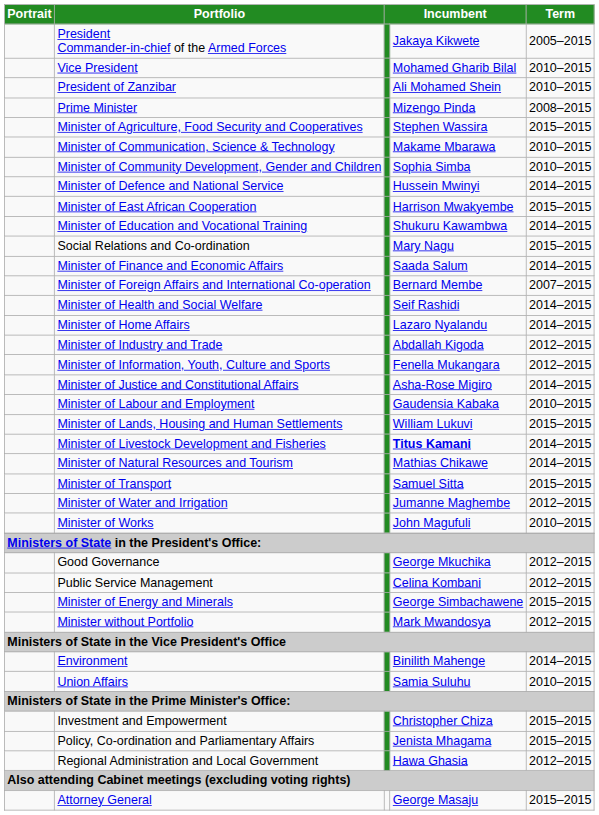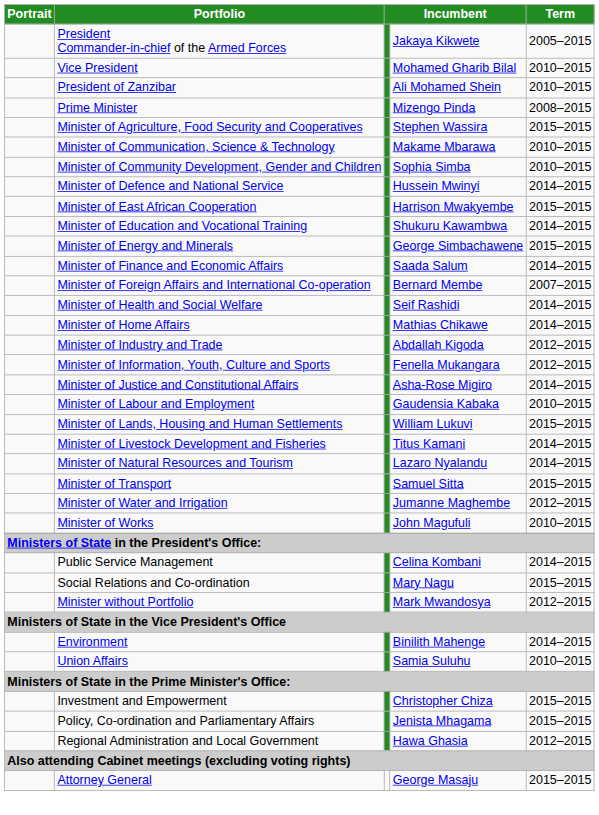rows swapped: (145, 602) <-> (153, 246)
(440, 325) Lazaro Nyalandu -> (440, 325) Mathias Chikawe
(432, 444) bold -> (429, 444) normal
(440, 463) Mathias Chikawe -> (440, 463) Lazaro Nyalandu
- row: (108, 562)
(560, 582) 2012–2015 -> (560, 562) 2014–2015
